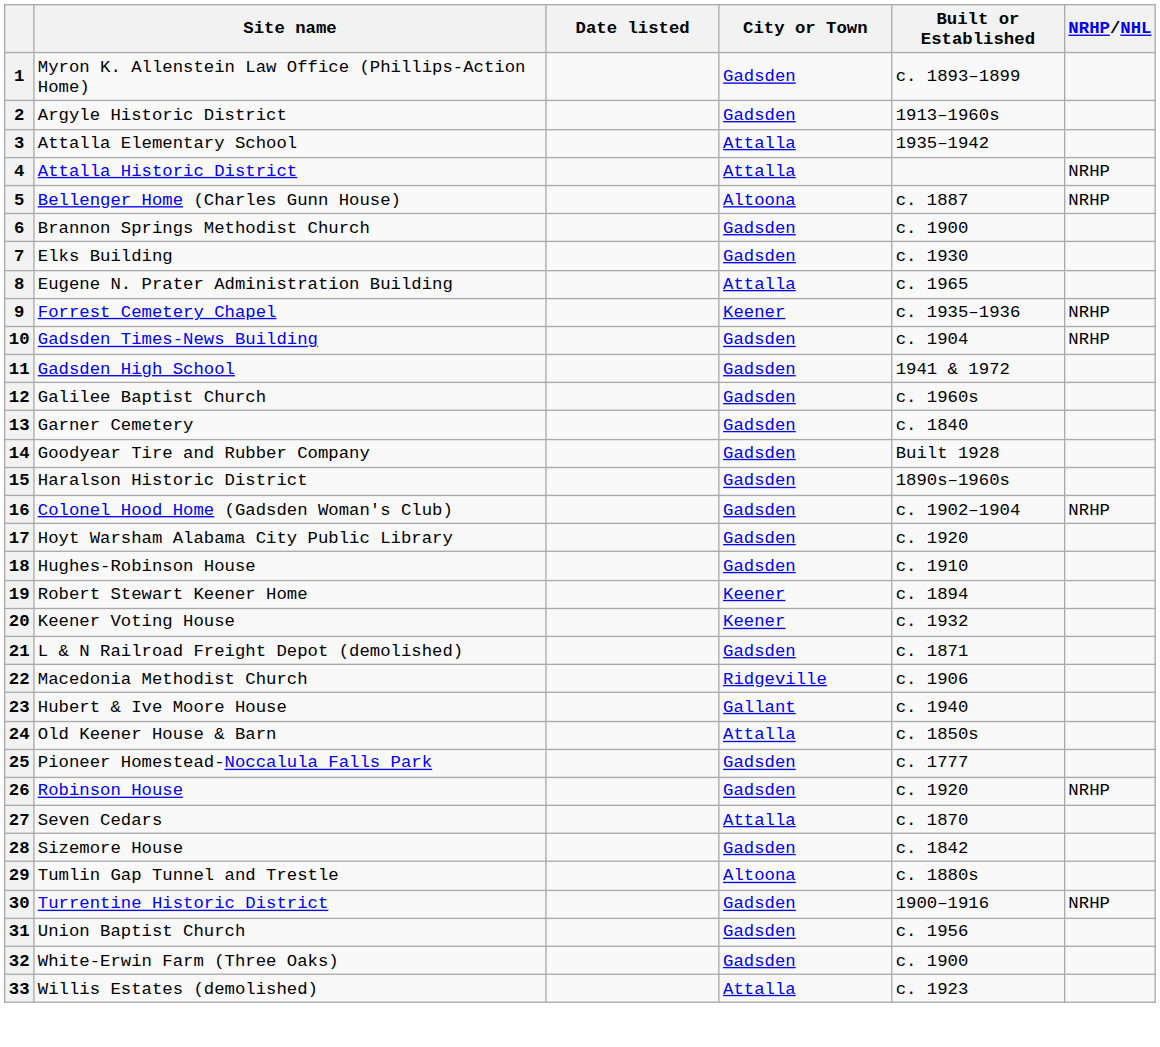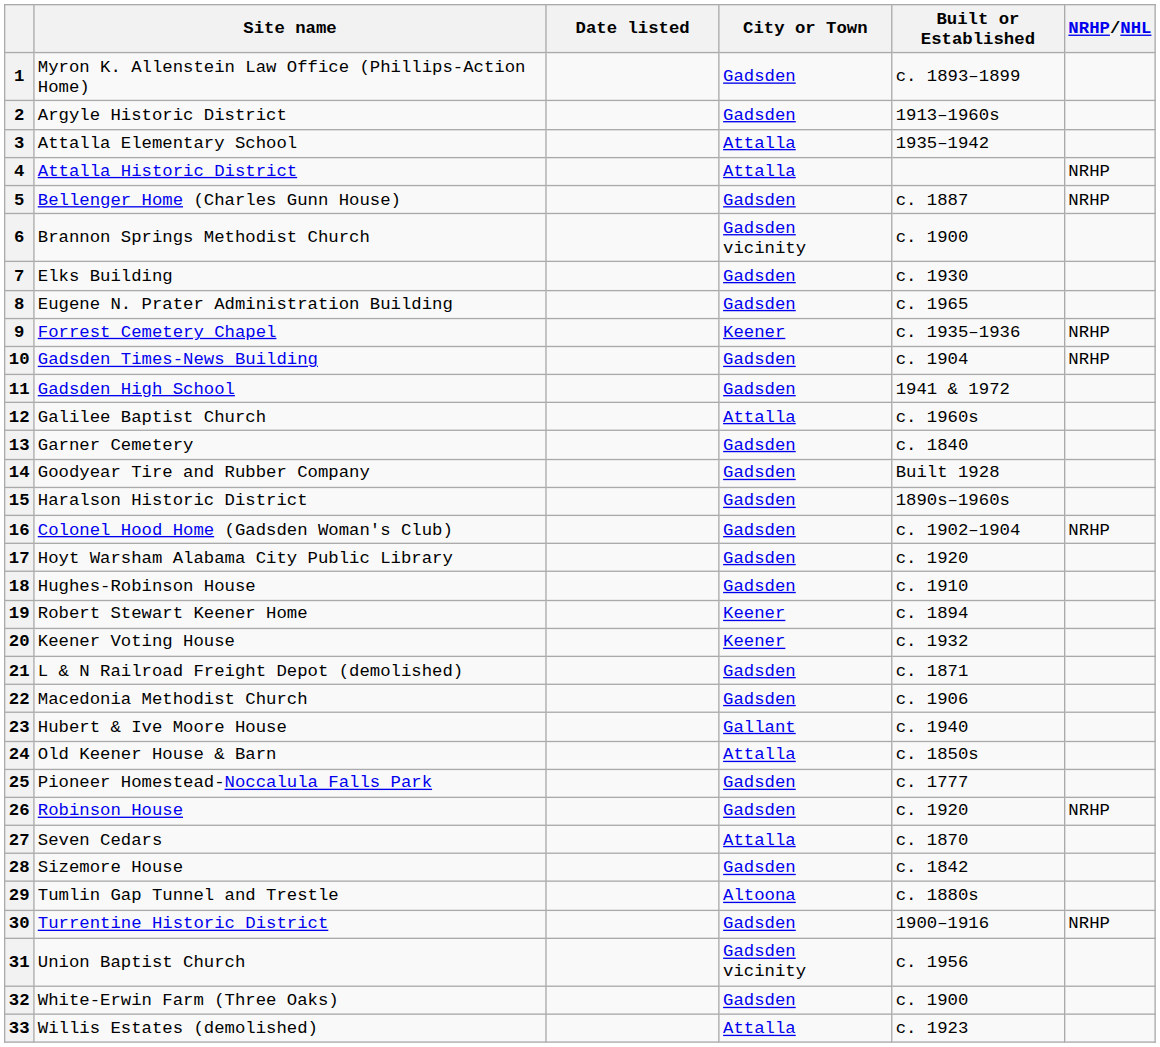(759, 200) Altoona -> (759, 200) Gadsden
(759, 228) Gadsden -> (765, 238) Gadsden vicinity
(759, 284) Attalla -> (759, 304) Gadsden
(759, 397) Gadsden -> (759, 417) Attalla
(775, 679) Ridgeville -> (759, 699) Gadsden
(759, 932) Gadsden -> (765, 962) Gadsden vicinity
